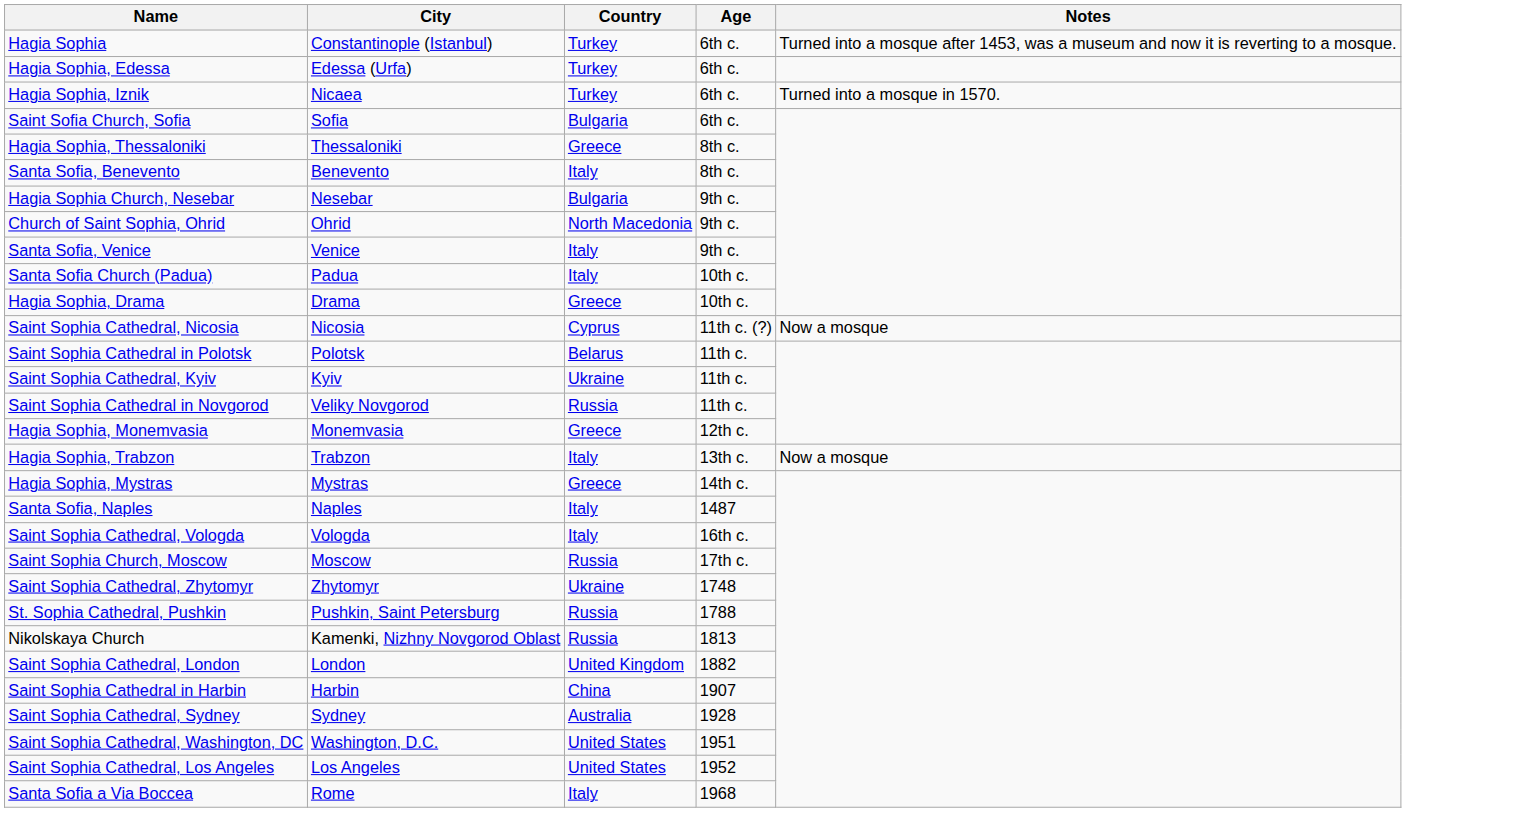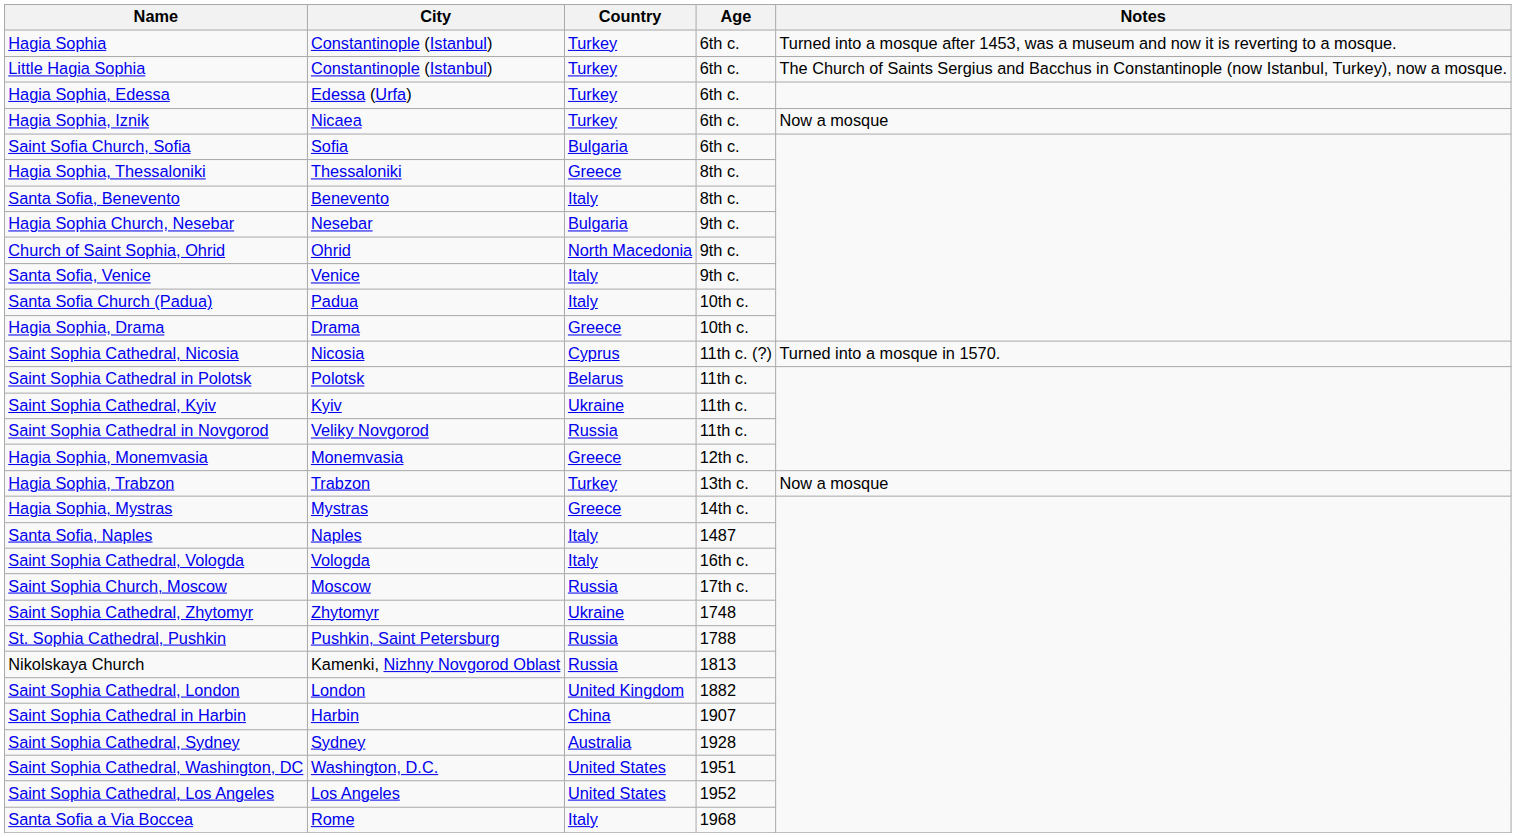+ row: (77, 69)
(890, 95) Turned into a mosque in 1570. -> (834, 120) Now a mosque
(834, 328) Now a mosque -> (890, 353) Turned into a mosque in 1570.
(583, 457) Italy -> (593, 483) Turkey
